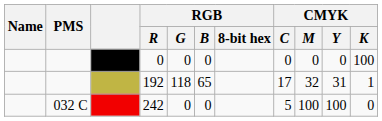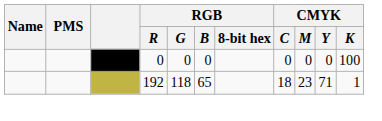(284, 82) 17 -> (284, 82) 18
(312, 82) 32 -> (305, 82) 23
(340, 82) 31 -> (326, 82) 71
- row: (153, 104)
